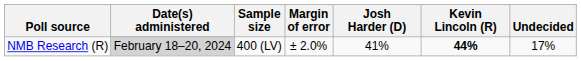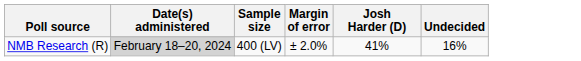- column: (466, 21)
(543, 46) 17% -> (455, 46) 16%
